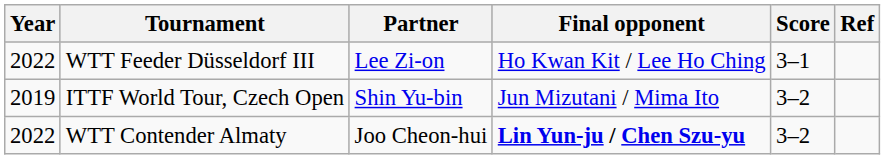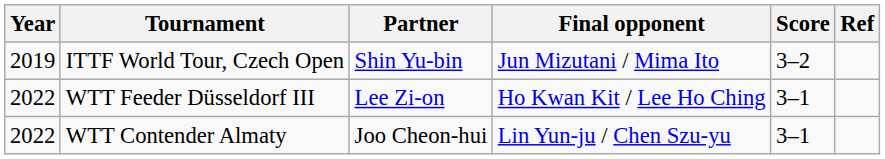rows swapped: (205, 98) <-> (190, 60)
(621, 135) bold -> (614, 135) normal
(793, 135) 3–2 -> (793, 135) 3–1
